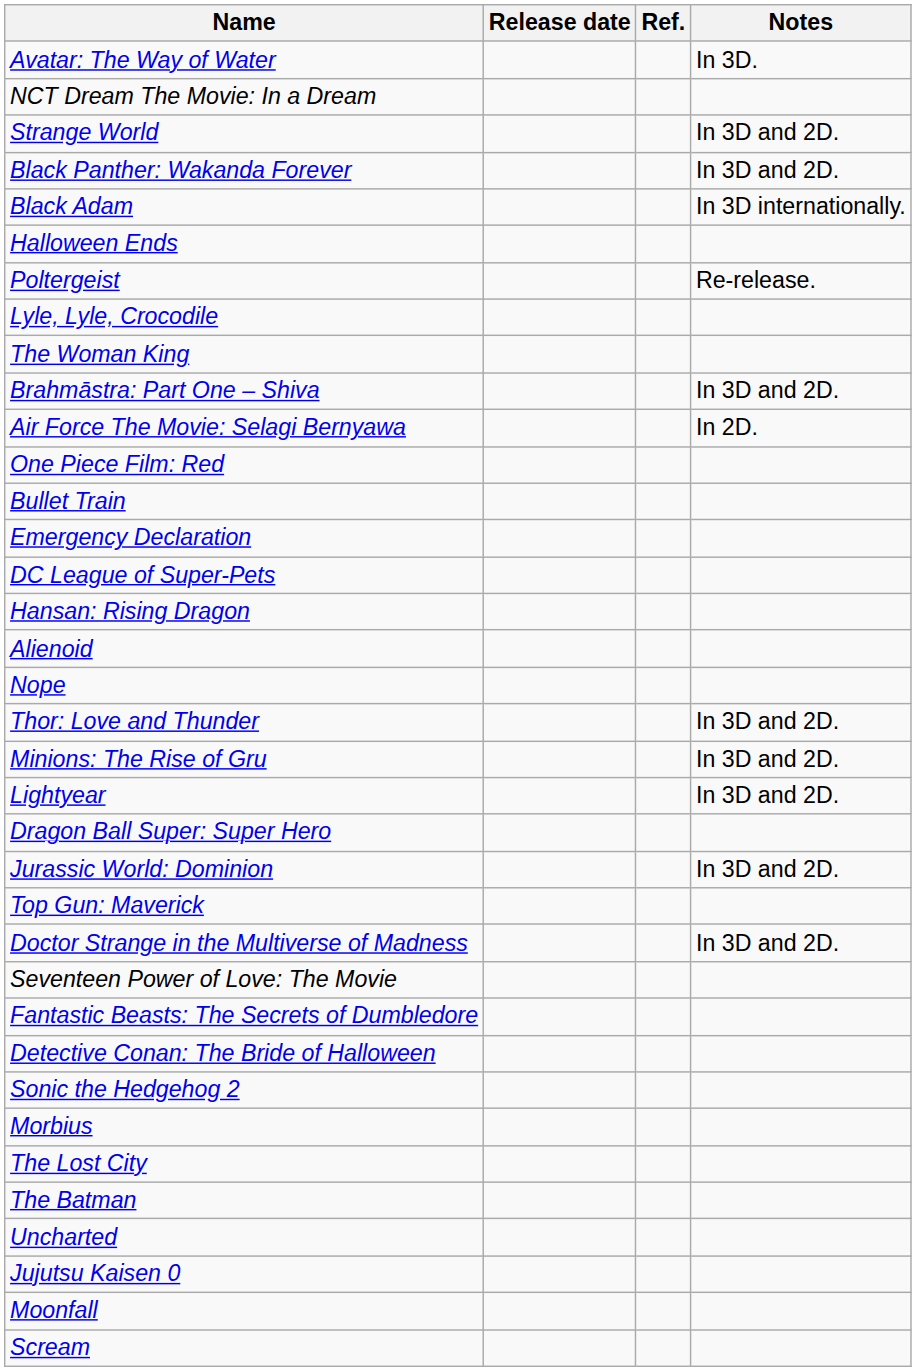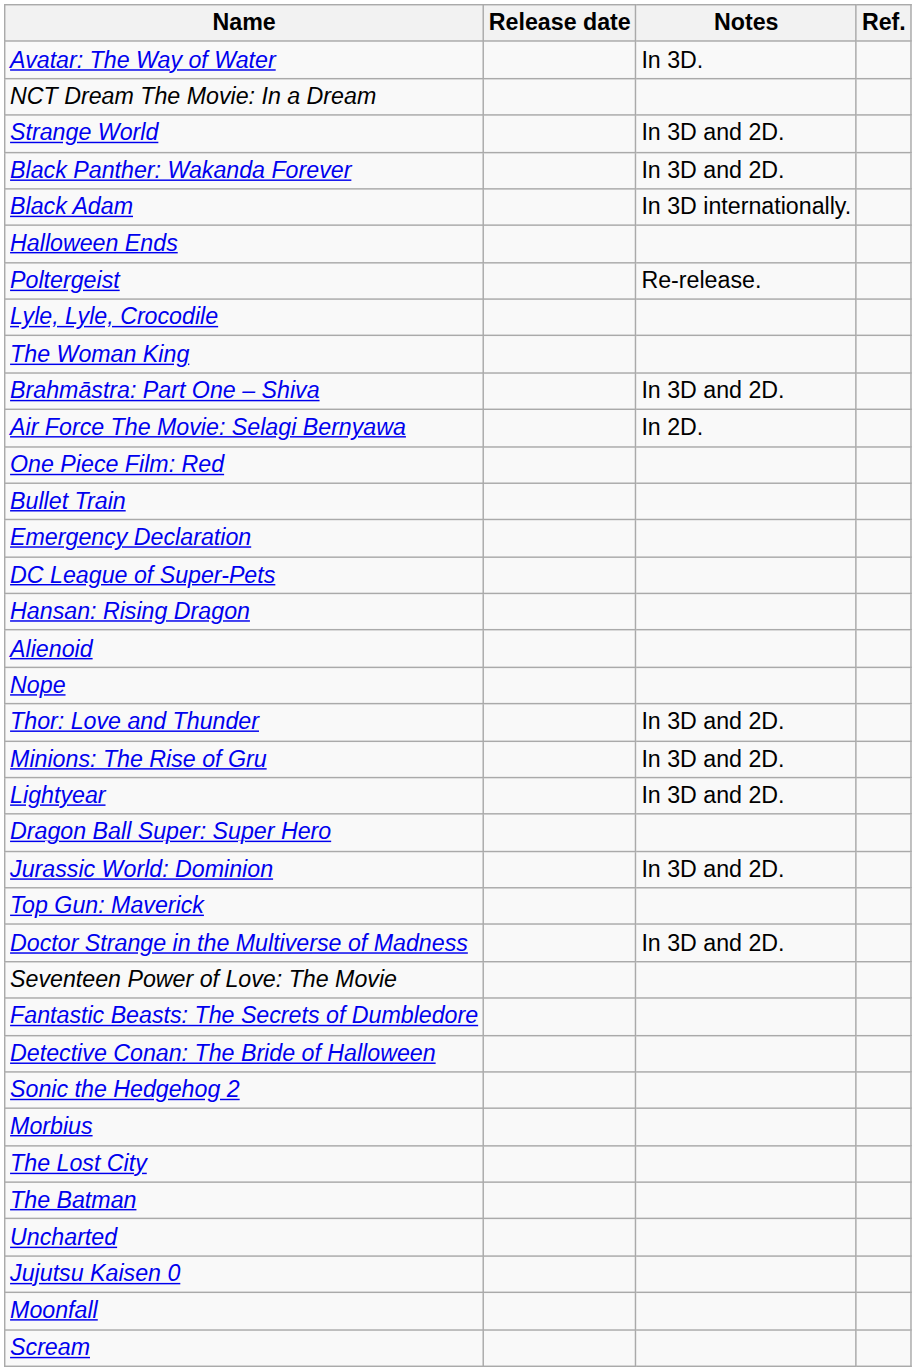columns swapped: (801, 22) <-> (663, 22)
